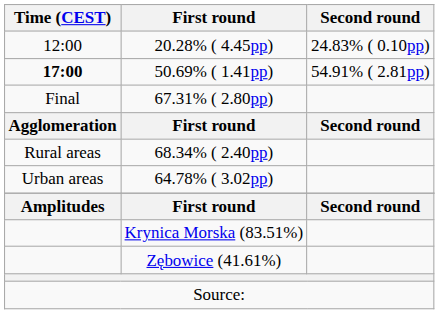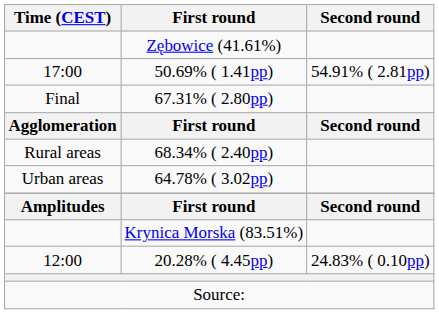rows swapped: (214, 44) <-> (214, 260)
(63, 71) bold -> (63, 71) normal
